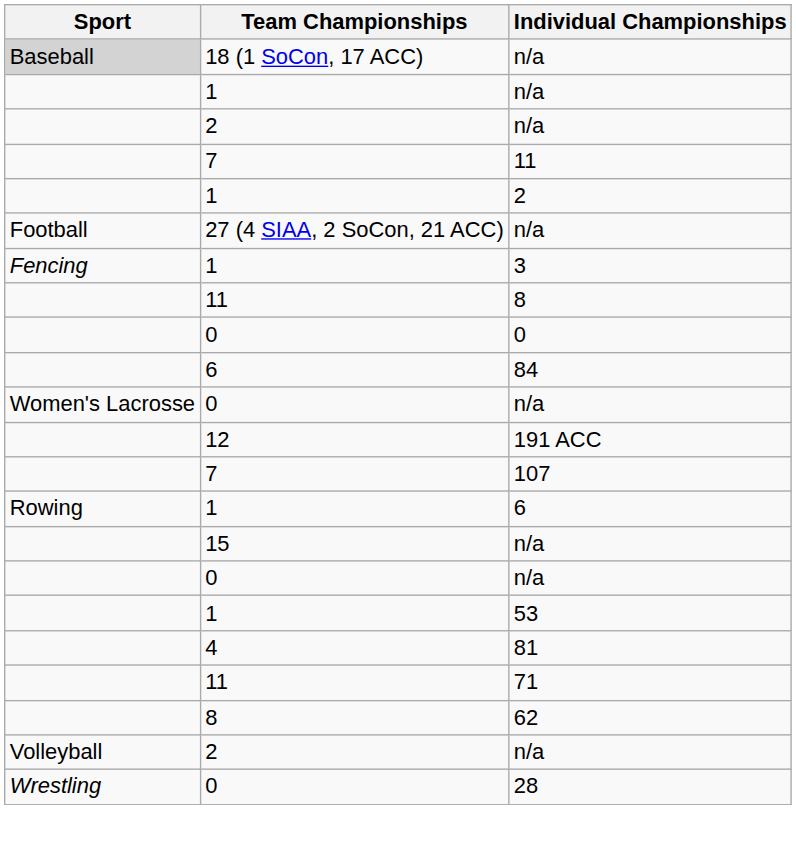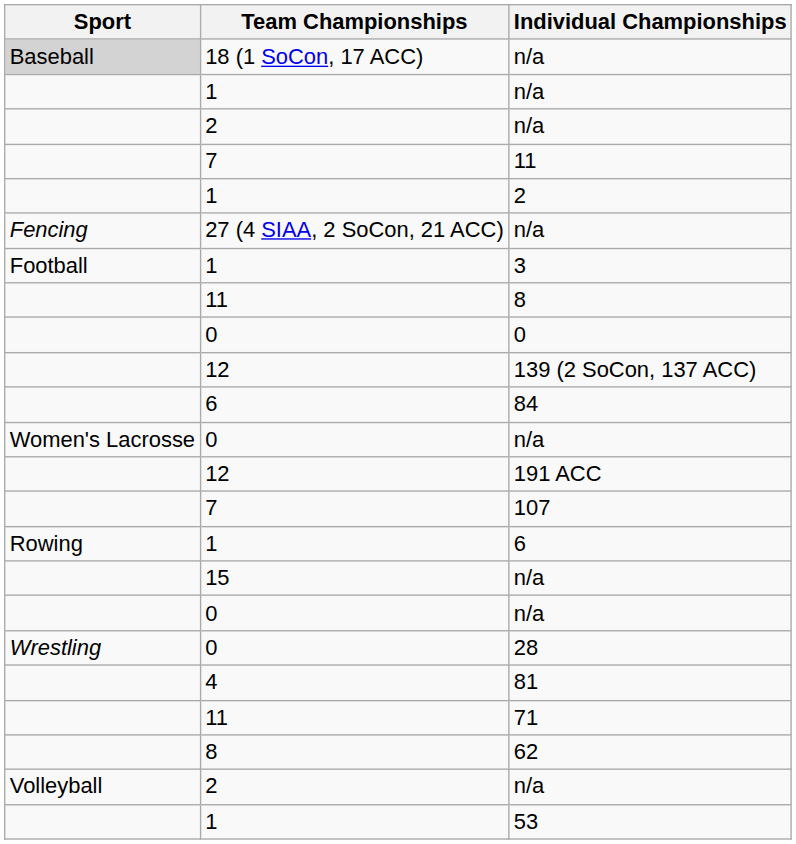(49, 230) Football -> (49, 230) Fencing
(49, 265) Fencing -> (49, 265) Football
+ row: (217, 369)
rows swapped: (211, 612) <-> (211, 786)
